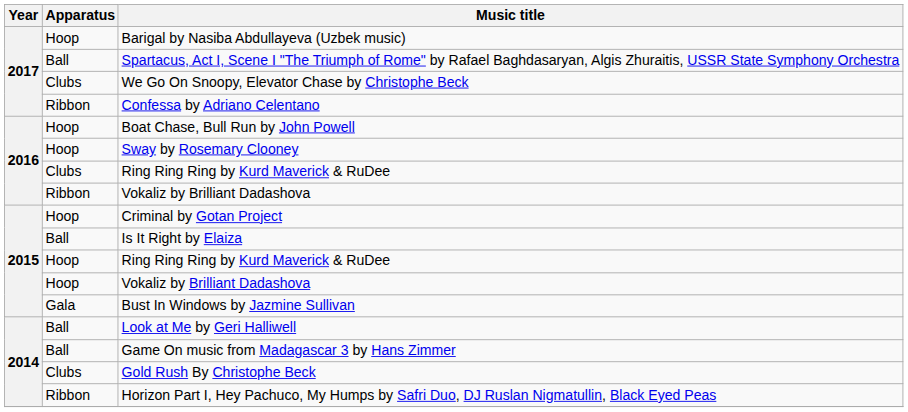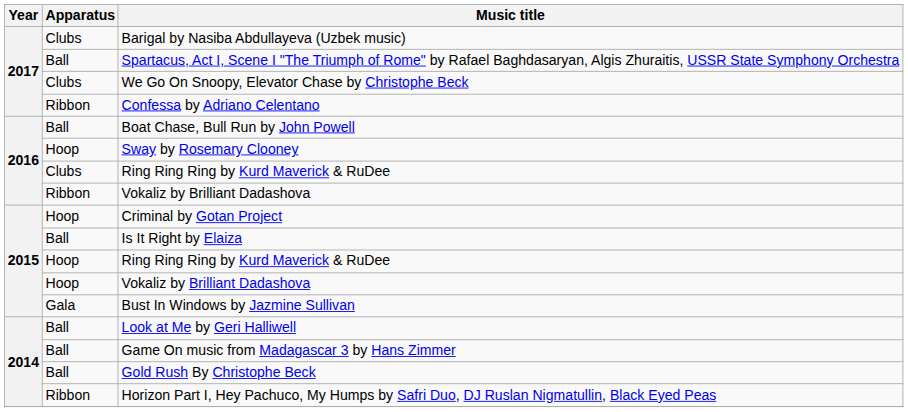(62, 37) Hoop -> (63, 37) Clubs
(62, 127) Hoop -> (57, 127) Ball
(63, 372) Clubs -> (57, 372) Ball
